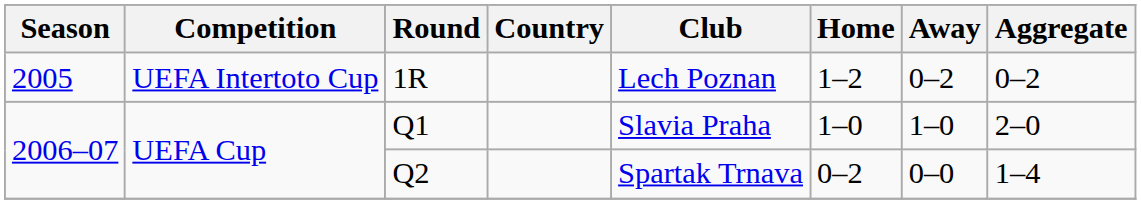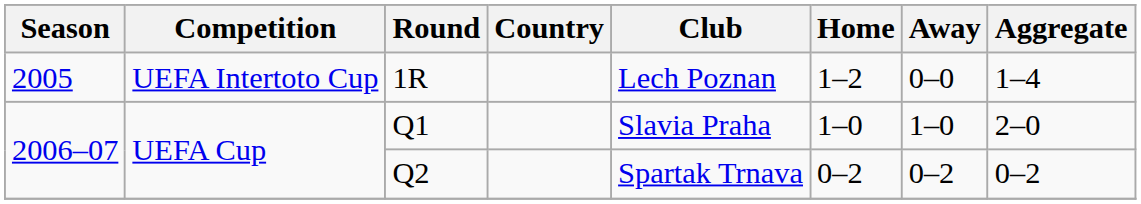(931, 76) 0–2 -> (931, 76) 0–0
(1018, 76) 0–2 -> (1018, 76) 1–4
(931, 173) 0–0 -> (931, 173) 0–2
(1018, 173) 1–4 -> (1018, 173) 0–2
